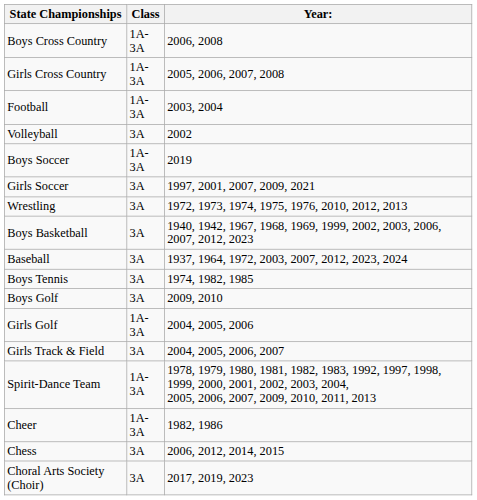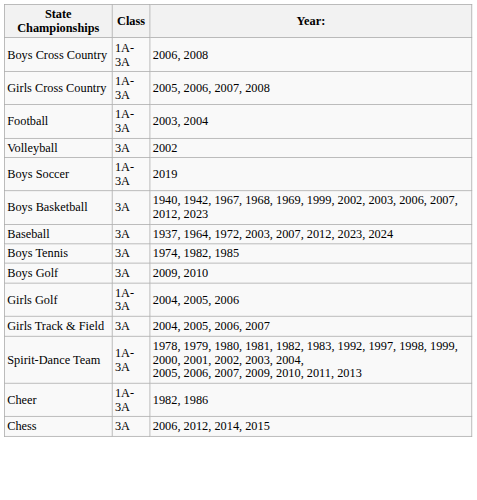- row: (38, 186)
- row: (31, 206)
- row: (56, 478)
